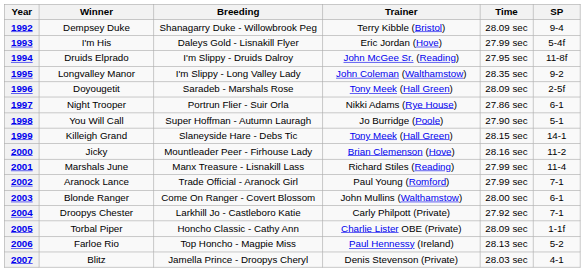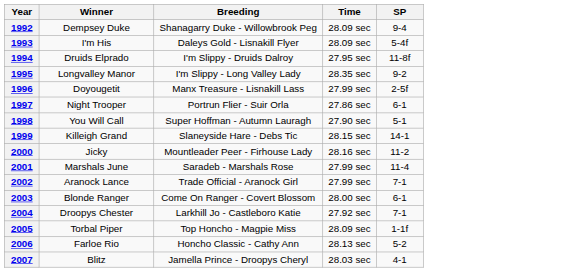- column: (401, 12)
(506, 43) 27.99 sec -> (349, 43) 28.09 sec
(238, 89) Saradeb - Marshals Rose -> (238, 89) Manx Treasure - Lisnakill Lass
(506, 89) 28.09 sec -> (349, 89) 27.99 sec
(238, 167) Manx Treasure - Lisnakill Lass -> (238, 167) Saradeb - Marshals Rose
(238, 228) Honcho Classic - Cathy Ann -> (238, 228) Top Honcho - Magpie Miss
(238, 244) Top Honcho - Magpie Miss -> (238, 244) Honcho Classic - Cathy Ann
